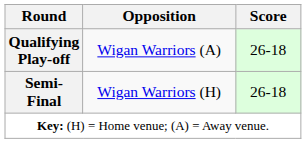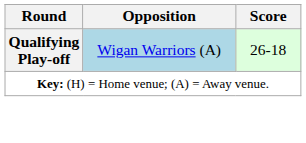(159, 50) no background -> (159, 50) lightblue background
- row: (44, 92)
